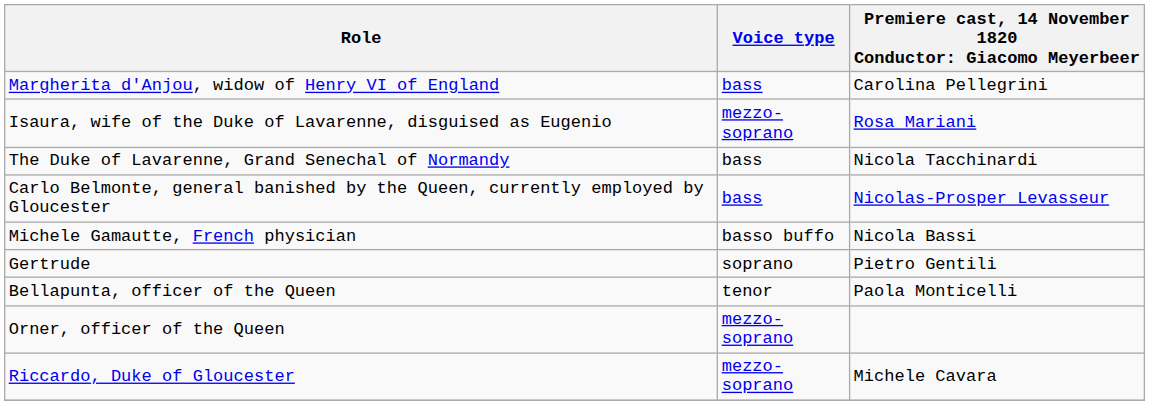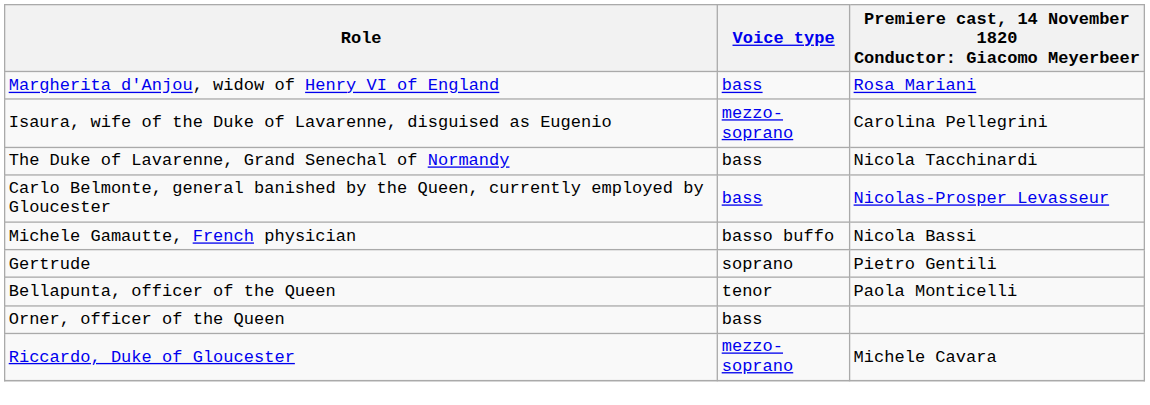(951, 86) Carolina Pellegrini -> (915, 86) Rosa Mariani
(915, 123) Rosa Mariani -> (951, 123) Carolina Pellegrini
(757, 329) mezzo-soprano -> (742, 319) bass
